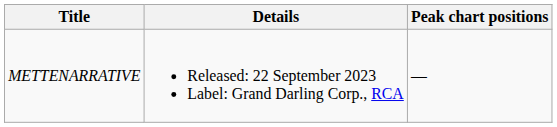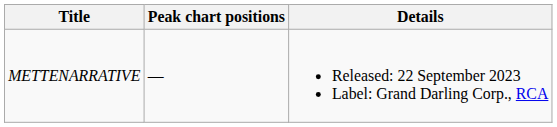columns swapped: (276, 17) <-> (480, 17)
